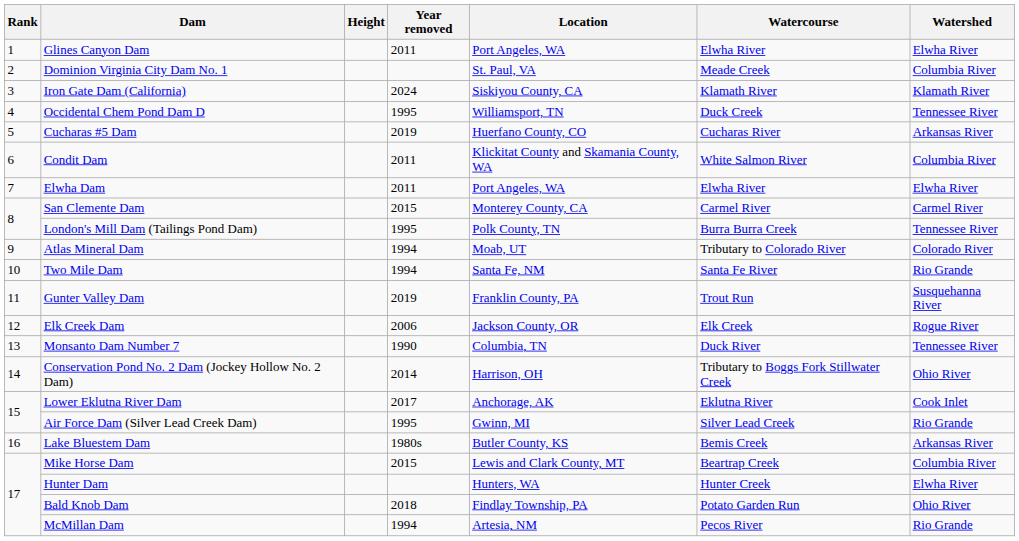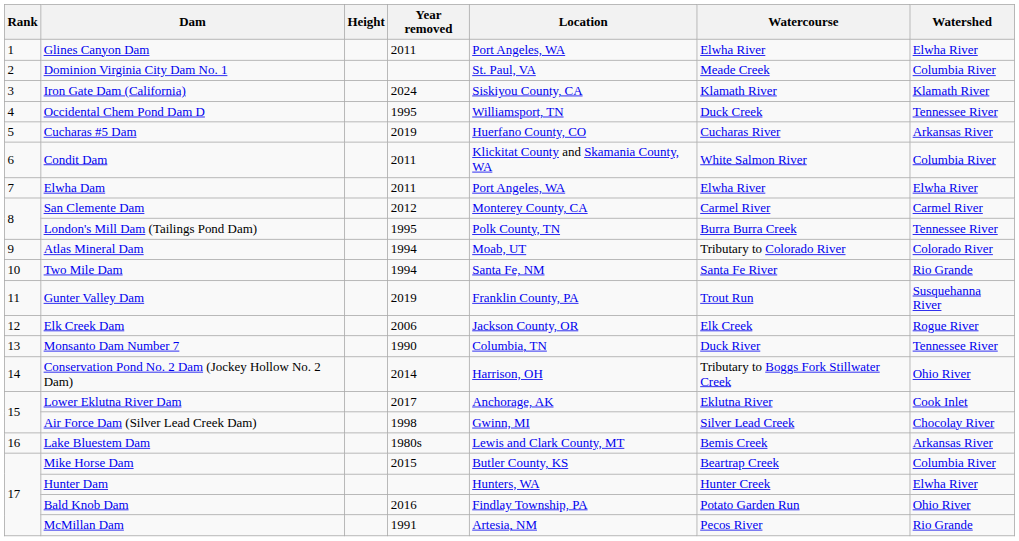(404, 208) 2015 -> (404, 208) 2012
(404, 422) 1995 -> (404, 422) 1998
(943, 422) Rio Grande -> (953, 422) Chocolay River
(520, 443) Butler County, KS -> (548, 443) Lewis and Clark County, MT
(548, 463) Lewis and Clark County, MT -> (520, 463) Butler County, KS
(404, 504) 2018 -> (404, 504) 2016
(404, 525) 1994 -> (404, 525) 1991
